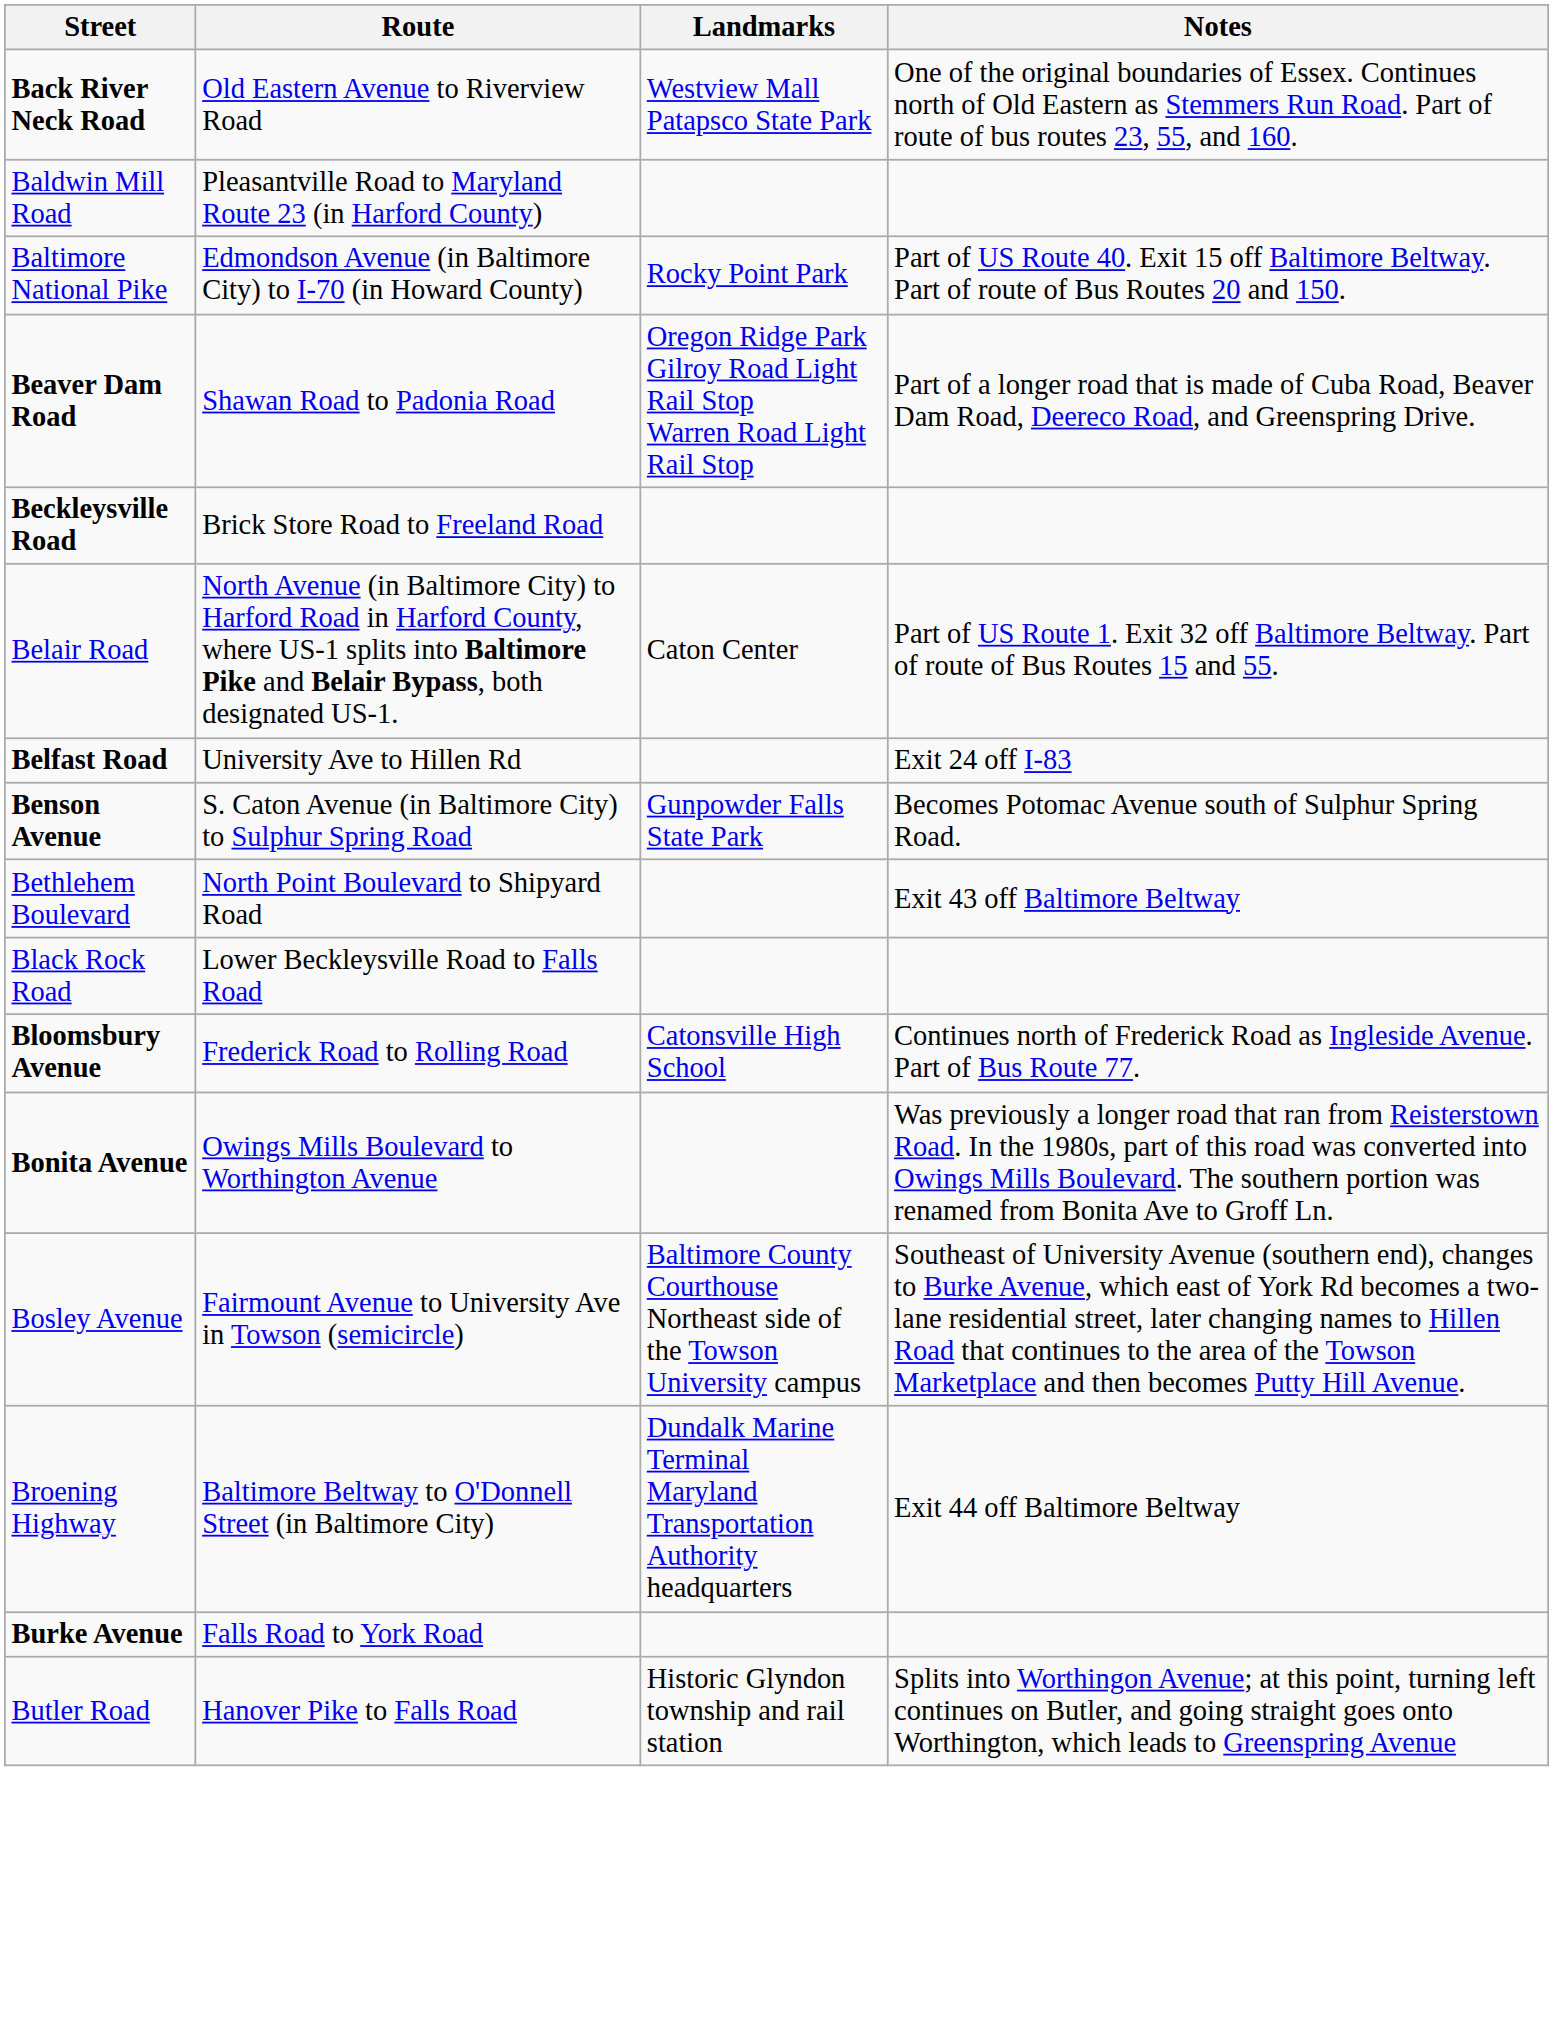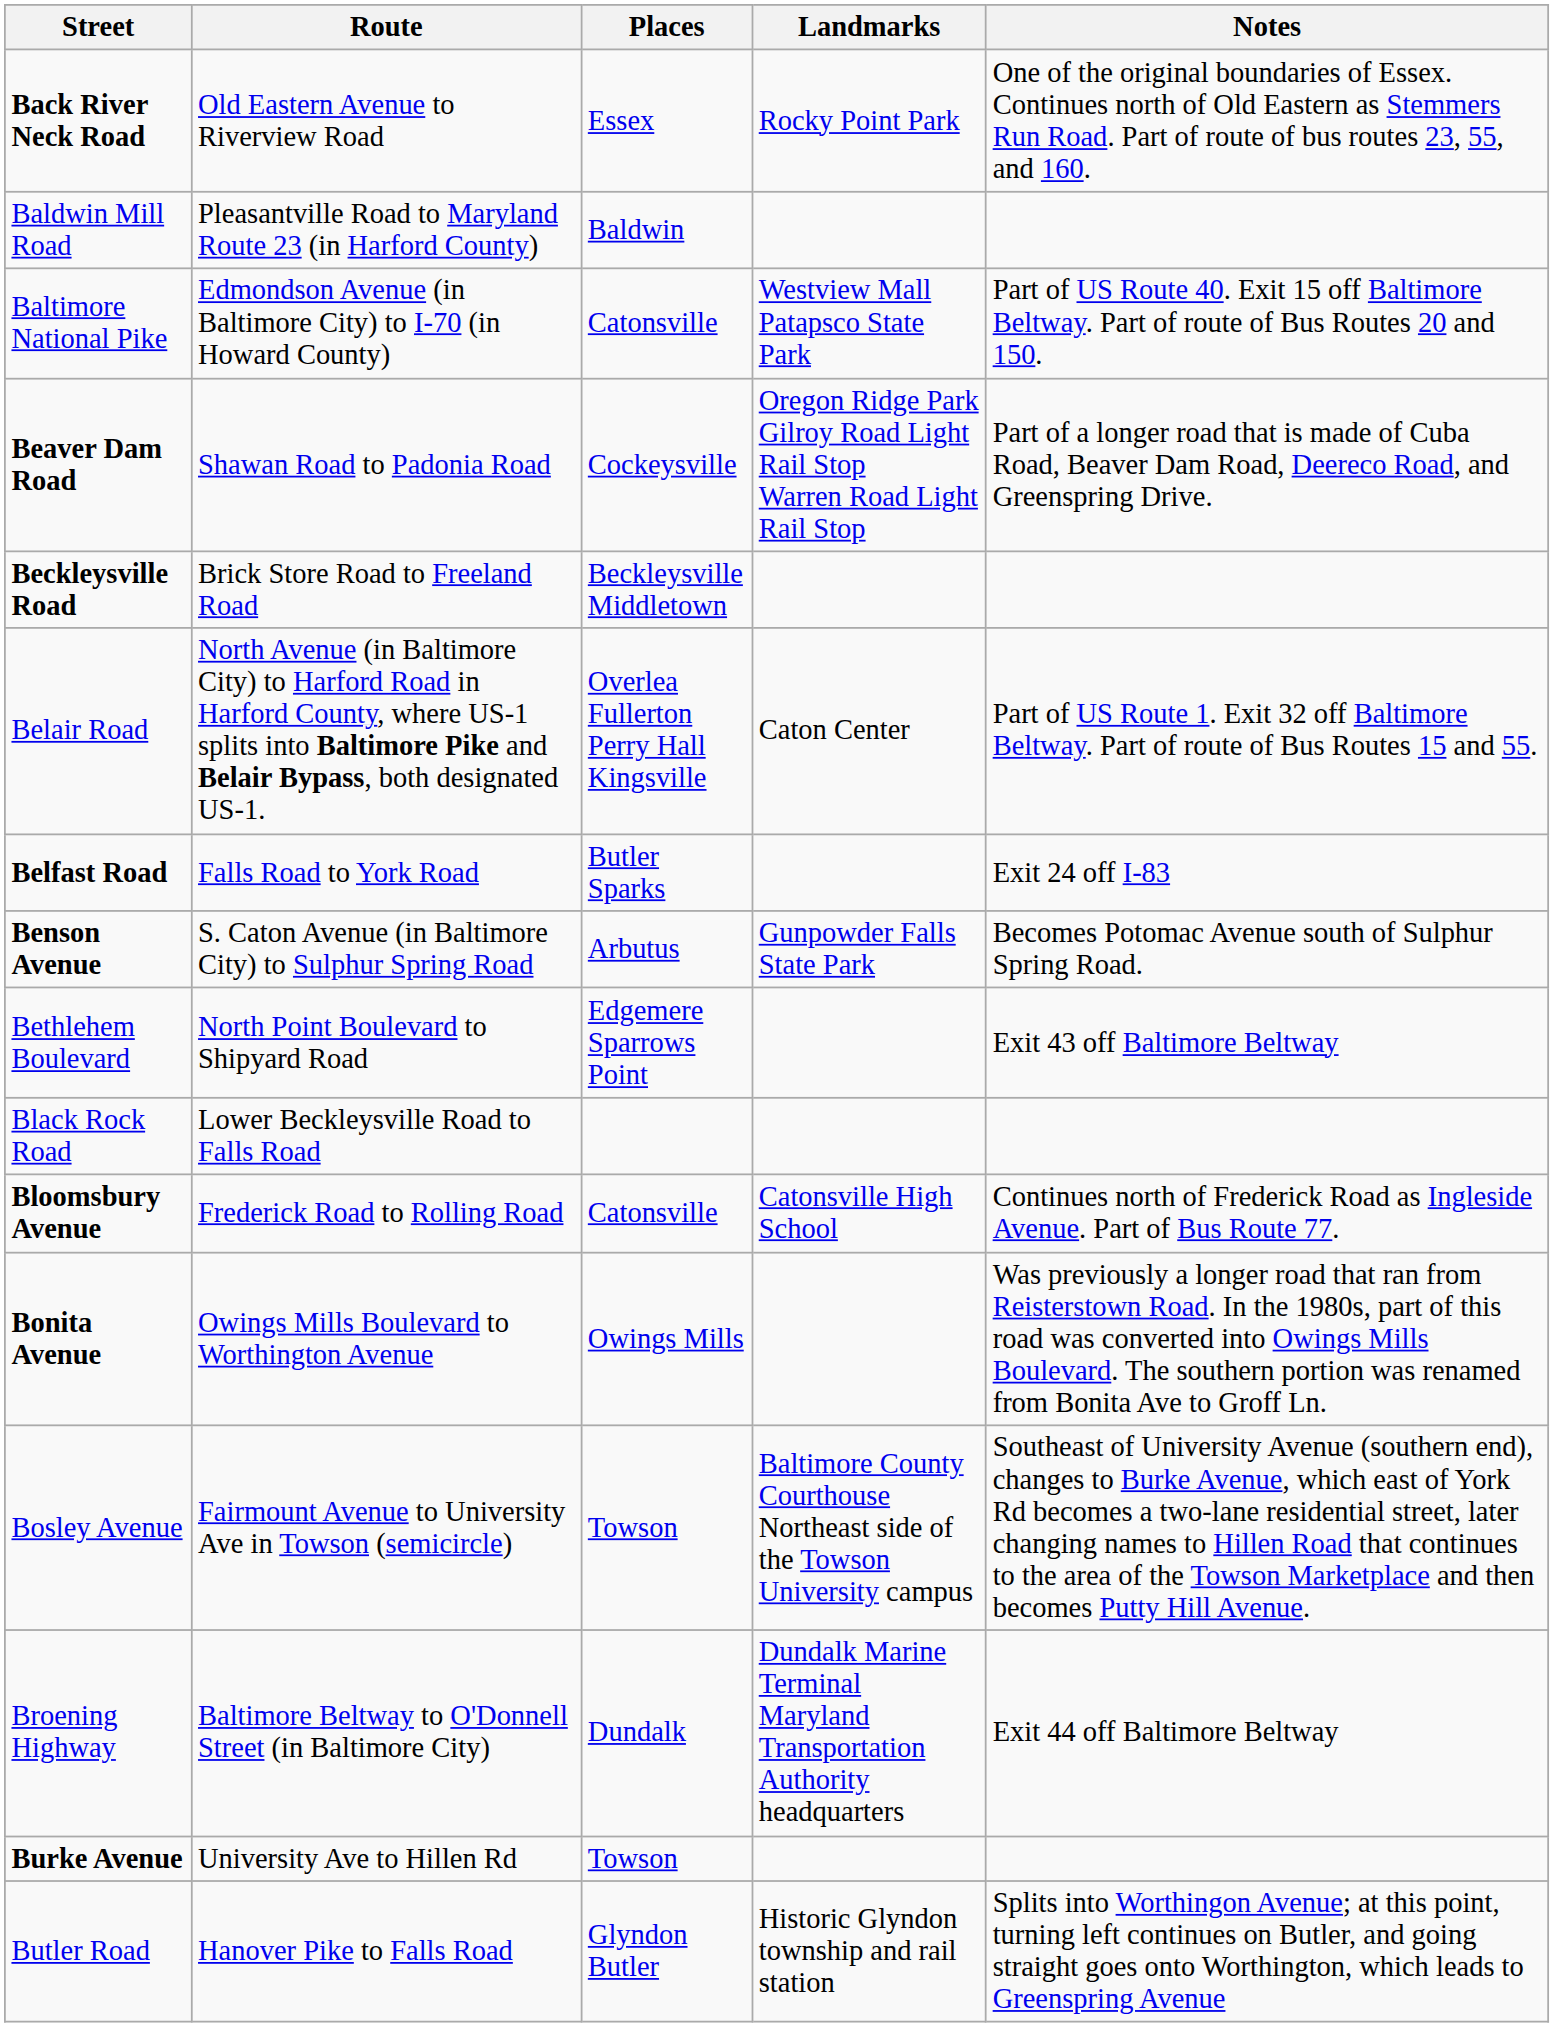+ column: (667, 27)
(759, 104) Westview Mall Patapsco State Park -> (859, 120) Rocky Point Park
(747, 274) Rocky Point Park -> (845, 322) Westview Mall Patapsco State Park
(362, 759) University Ave to Hillen Rd -> (338, 871) Falls Road to York Road
(343, 1633) Falls Road to York Road -> (358, 1858) University Ave to Hillen Rd
